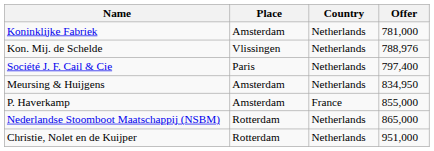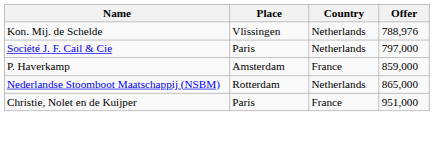- row: (52, 31)
(400, 66) 797,400 -> (400, 48) 797,000
- row: (56, 84)
(400, 102) 855,000 -> (400, 66) 859,000
(256, 137) Rotterdam -> (244, 102) Paris
(339, 137) Netherlands -> (327, 102) France
